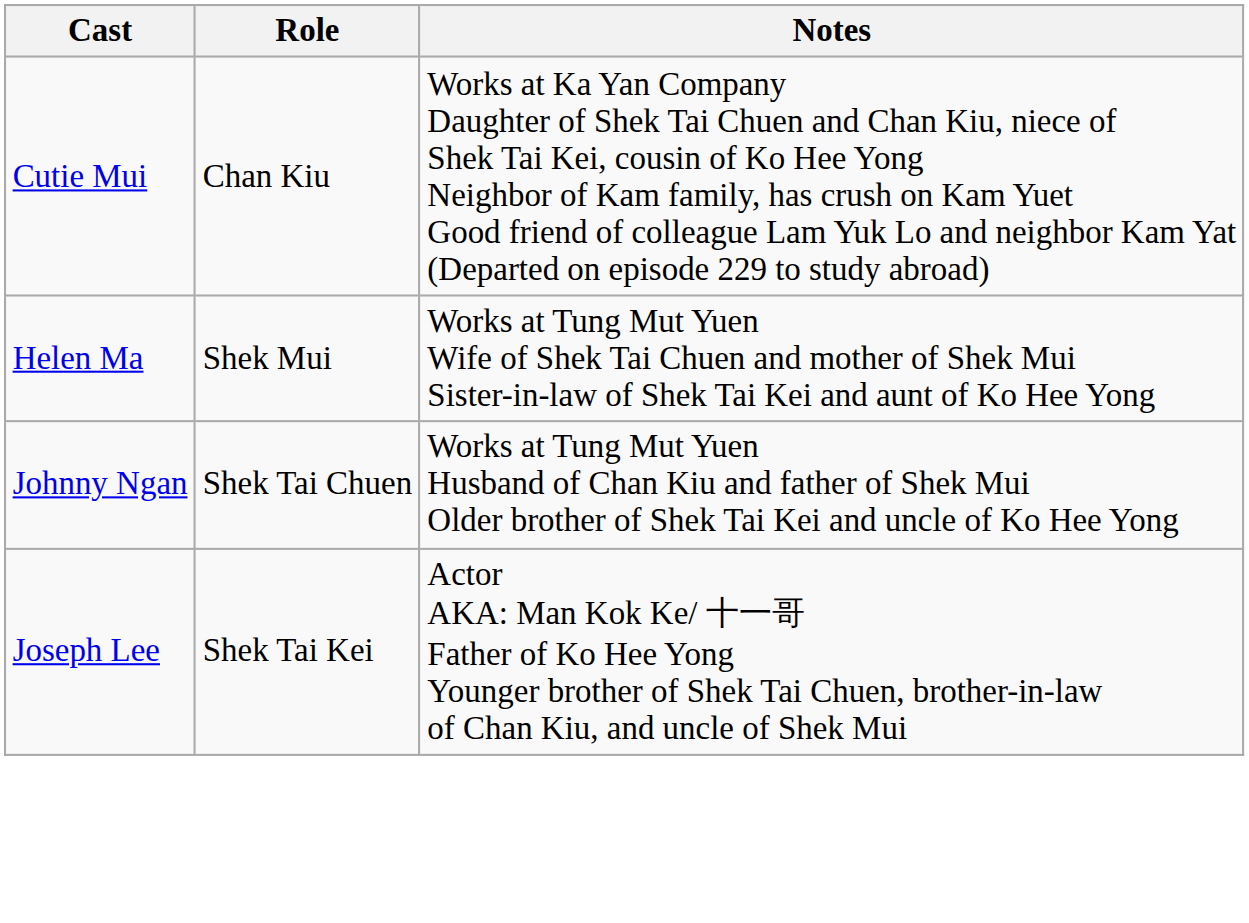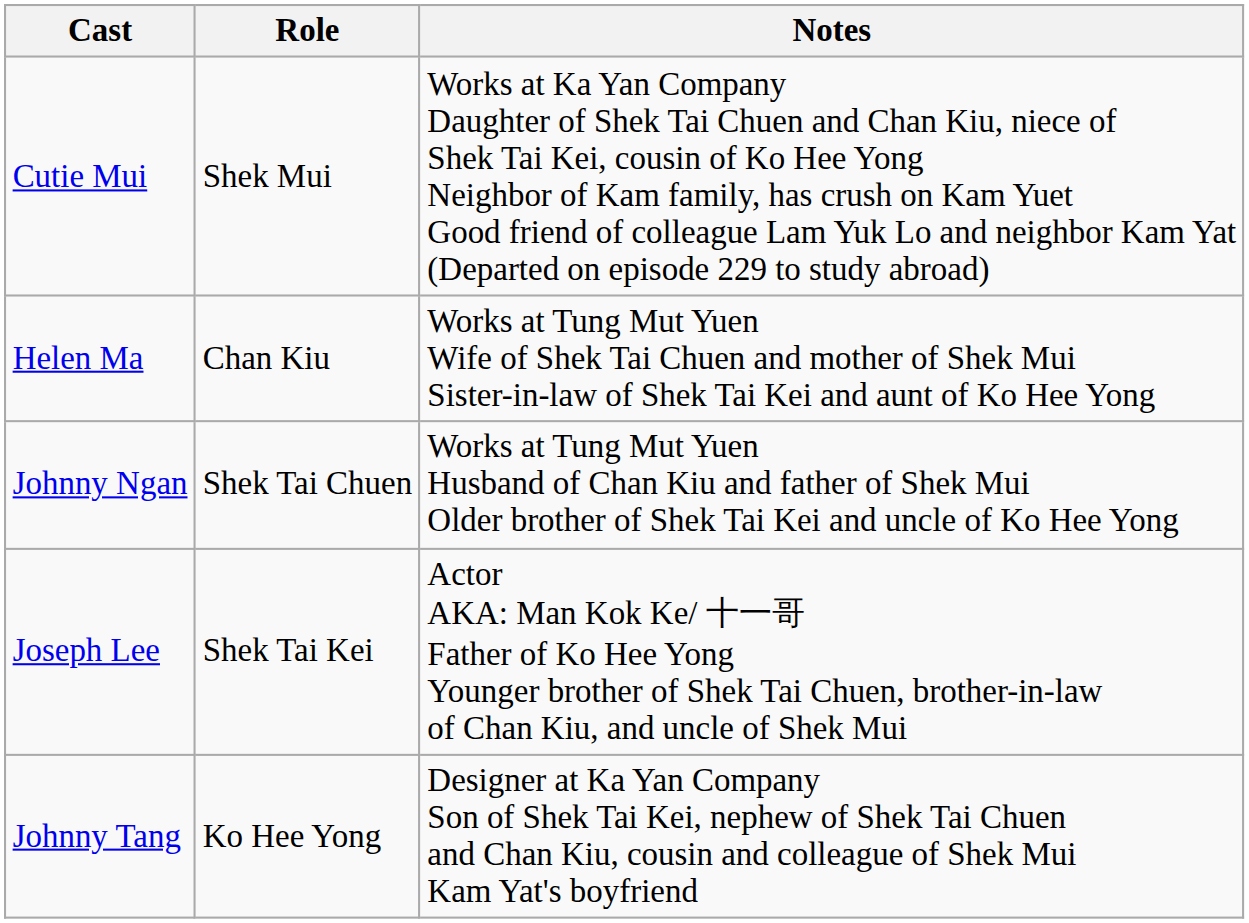(266, 175) Chan Kiu -> (267, 175) Shek Mui
(267, 357) Shek Mui -> (266, 357) Chan Kiu
+ row: (97, 835)
